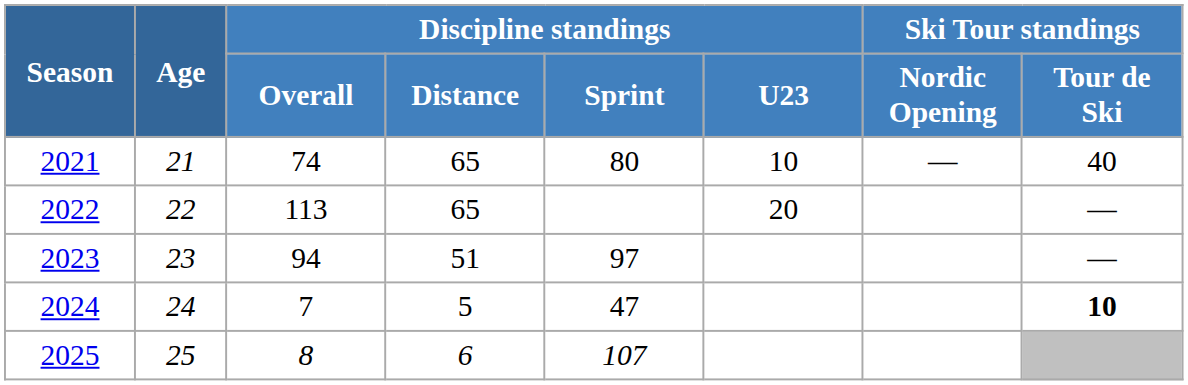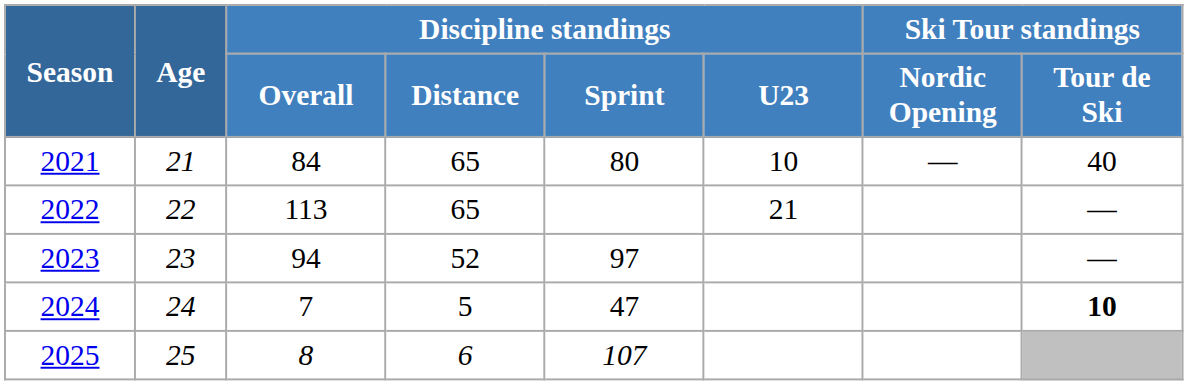(306, 161) 74 -> (306, 161) 84
(784, 209) 20 -> (784, 209) 21
(465, 258) 51 -> (465, 258) 52
